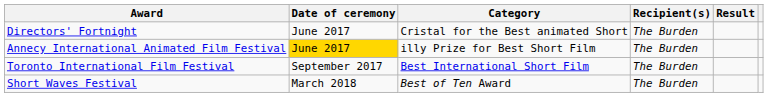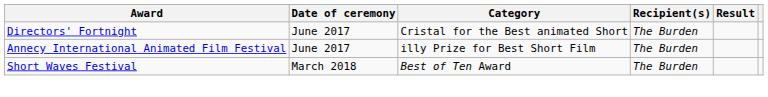(321, 48) gold background -> (321, 48) no background
- row: (121, 66)
